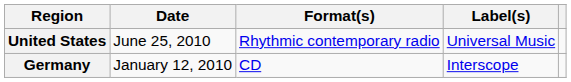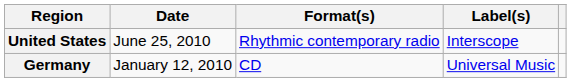(501, 41) Universal Music -> (483, 41) Interscope
(483, 65) Interscope -> (501, 65) Universal Music
